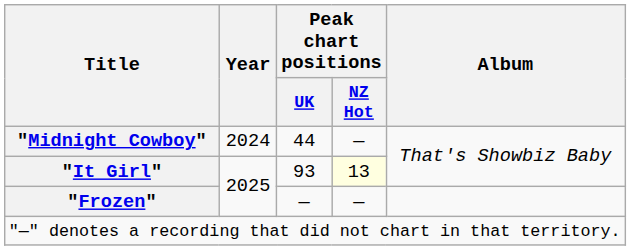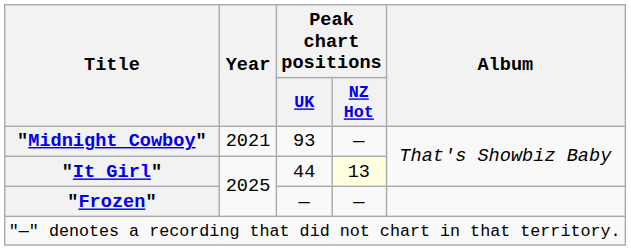(248, 141) 2024 -> (248, 141) 2021
(304, 141) 44 -> (304, 141) 93
(304, 171) 93 -> (304, 171) 44
